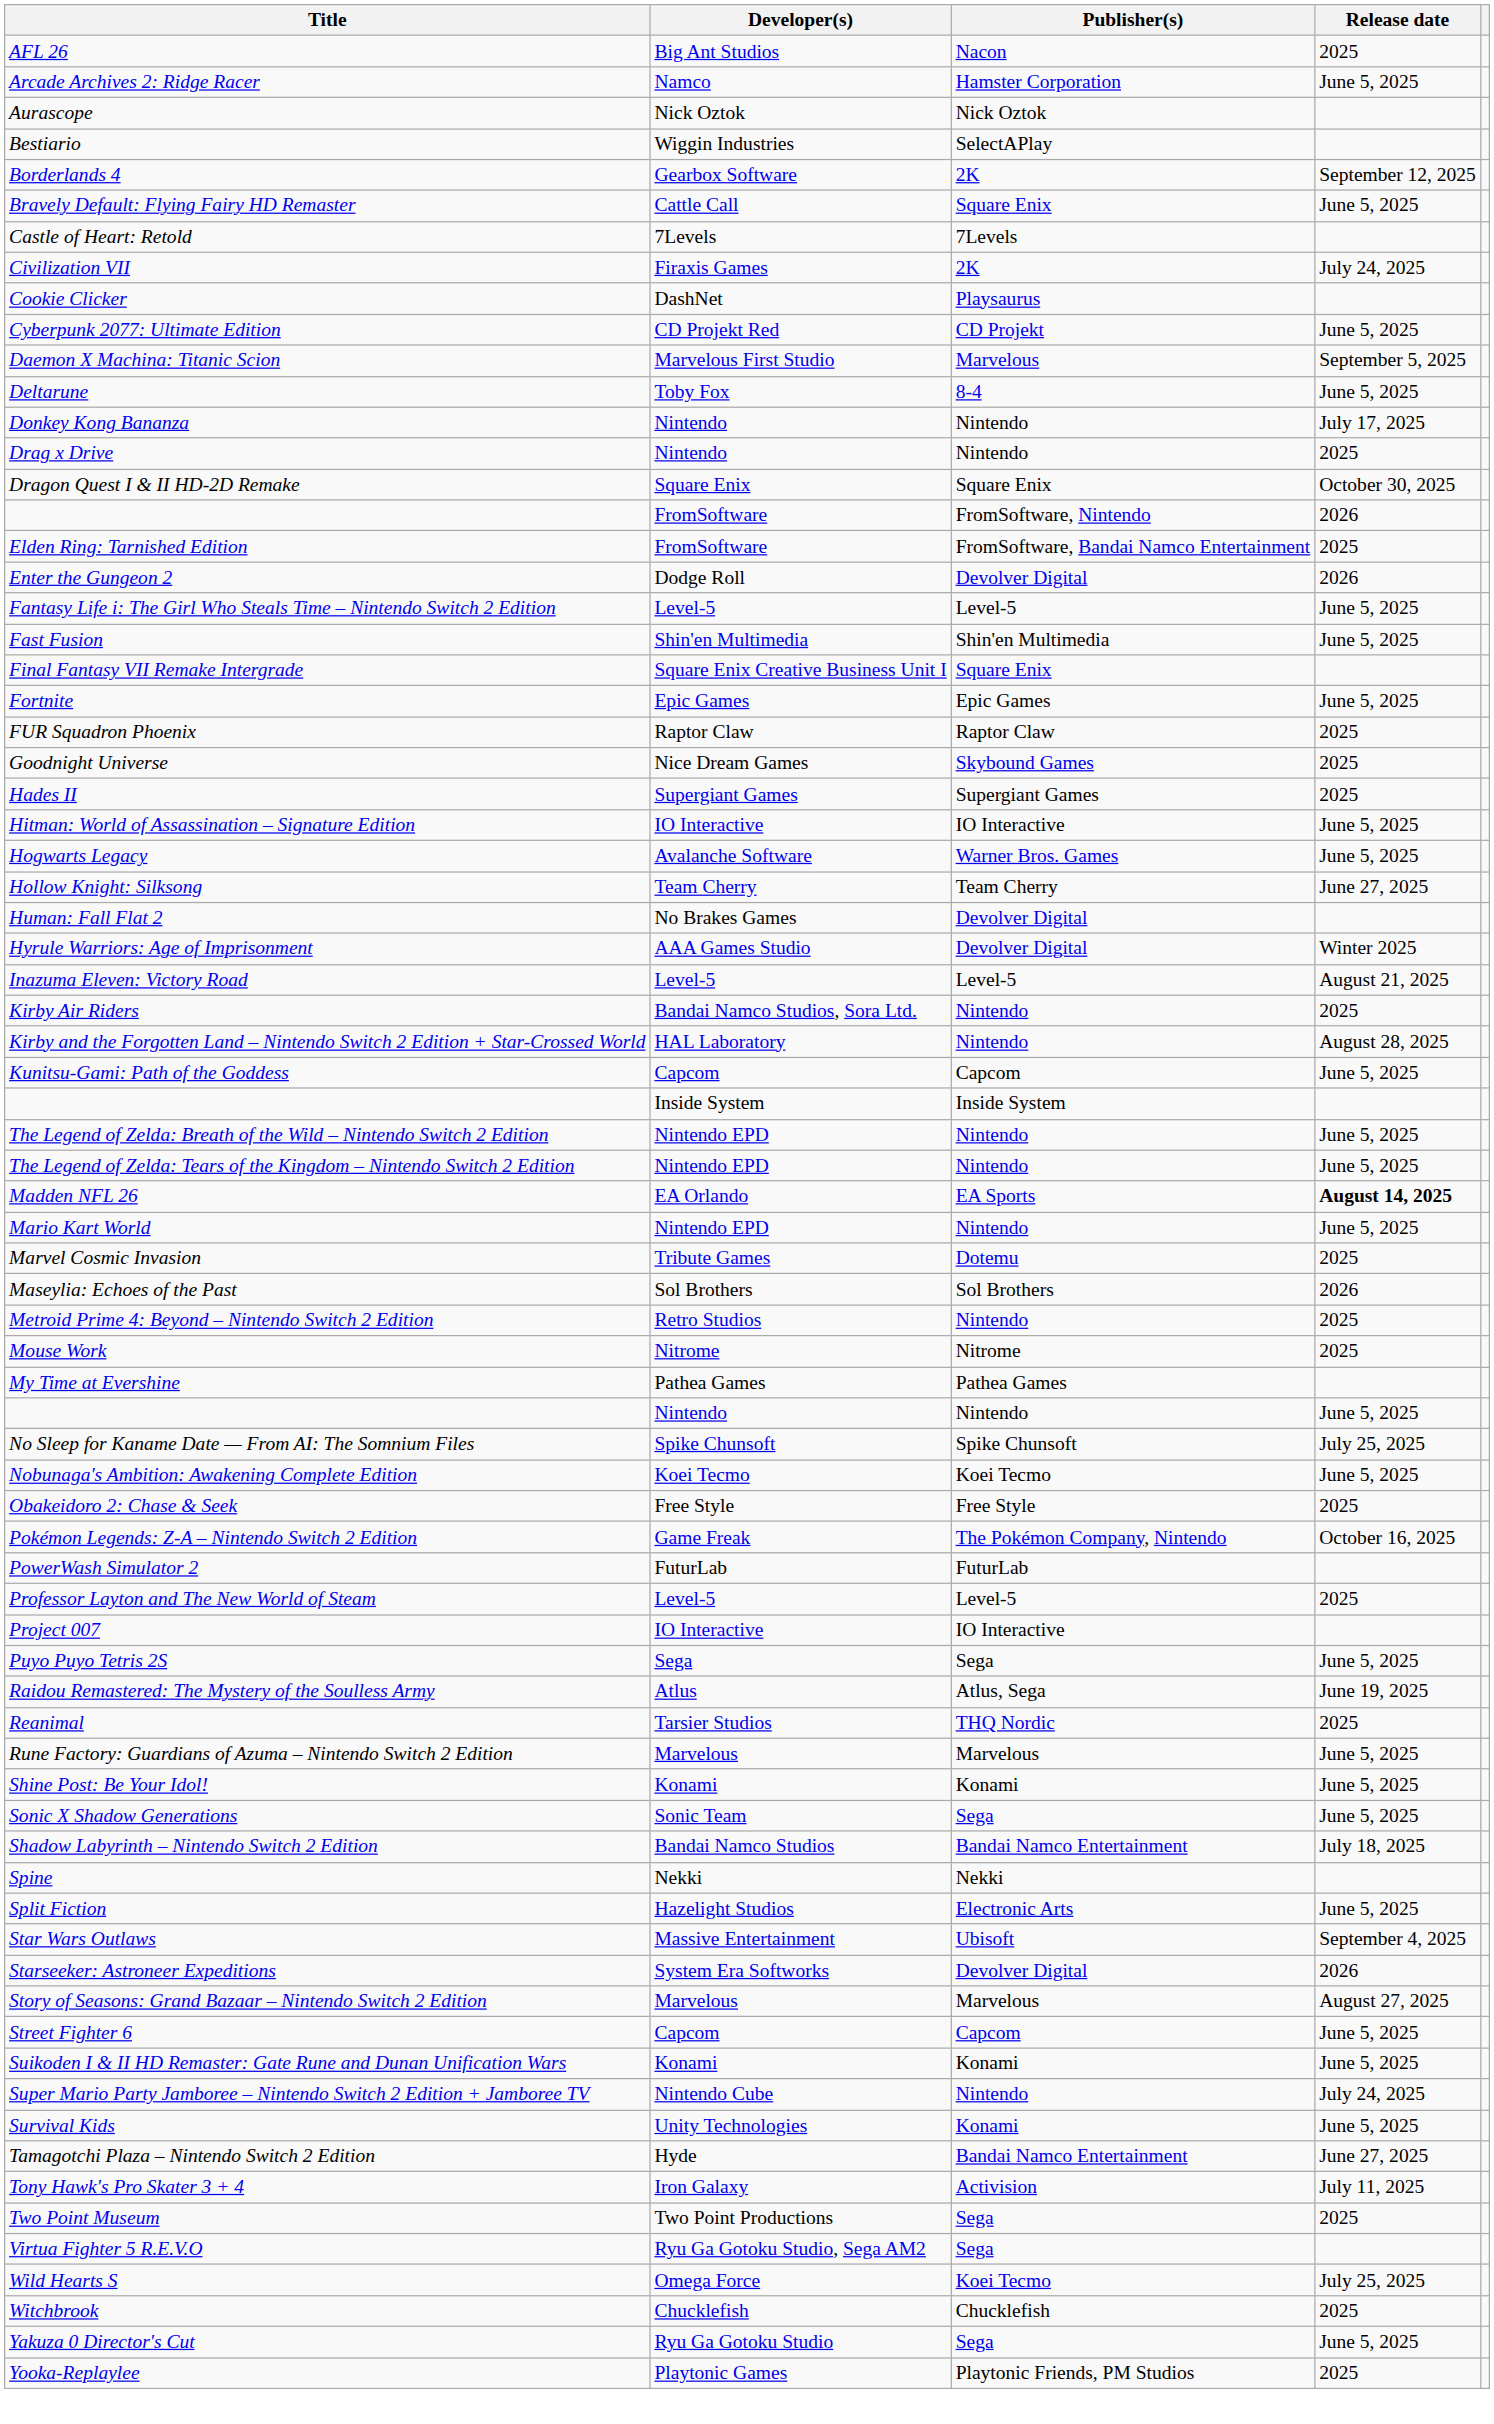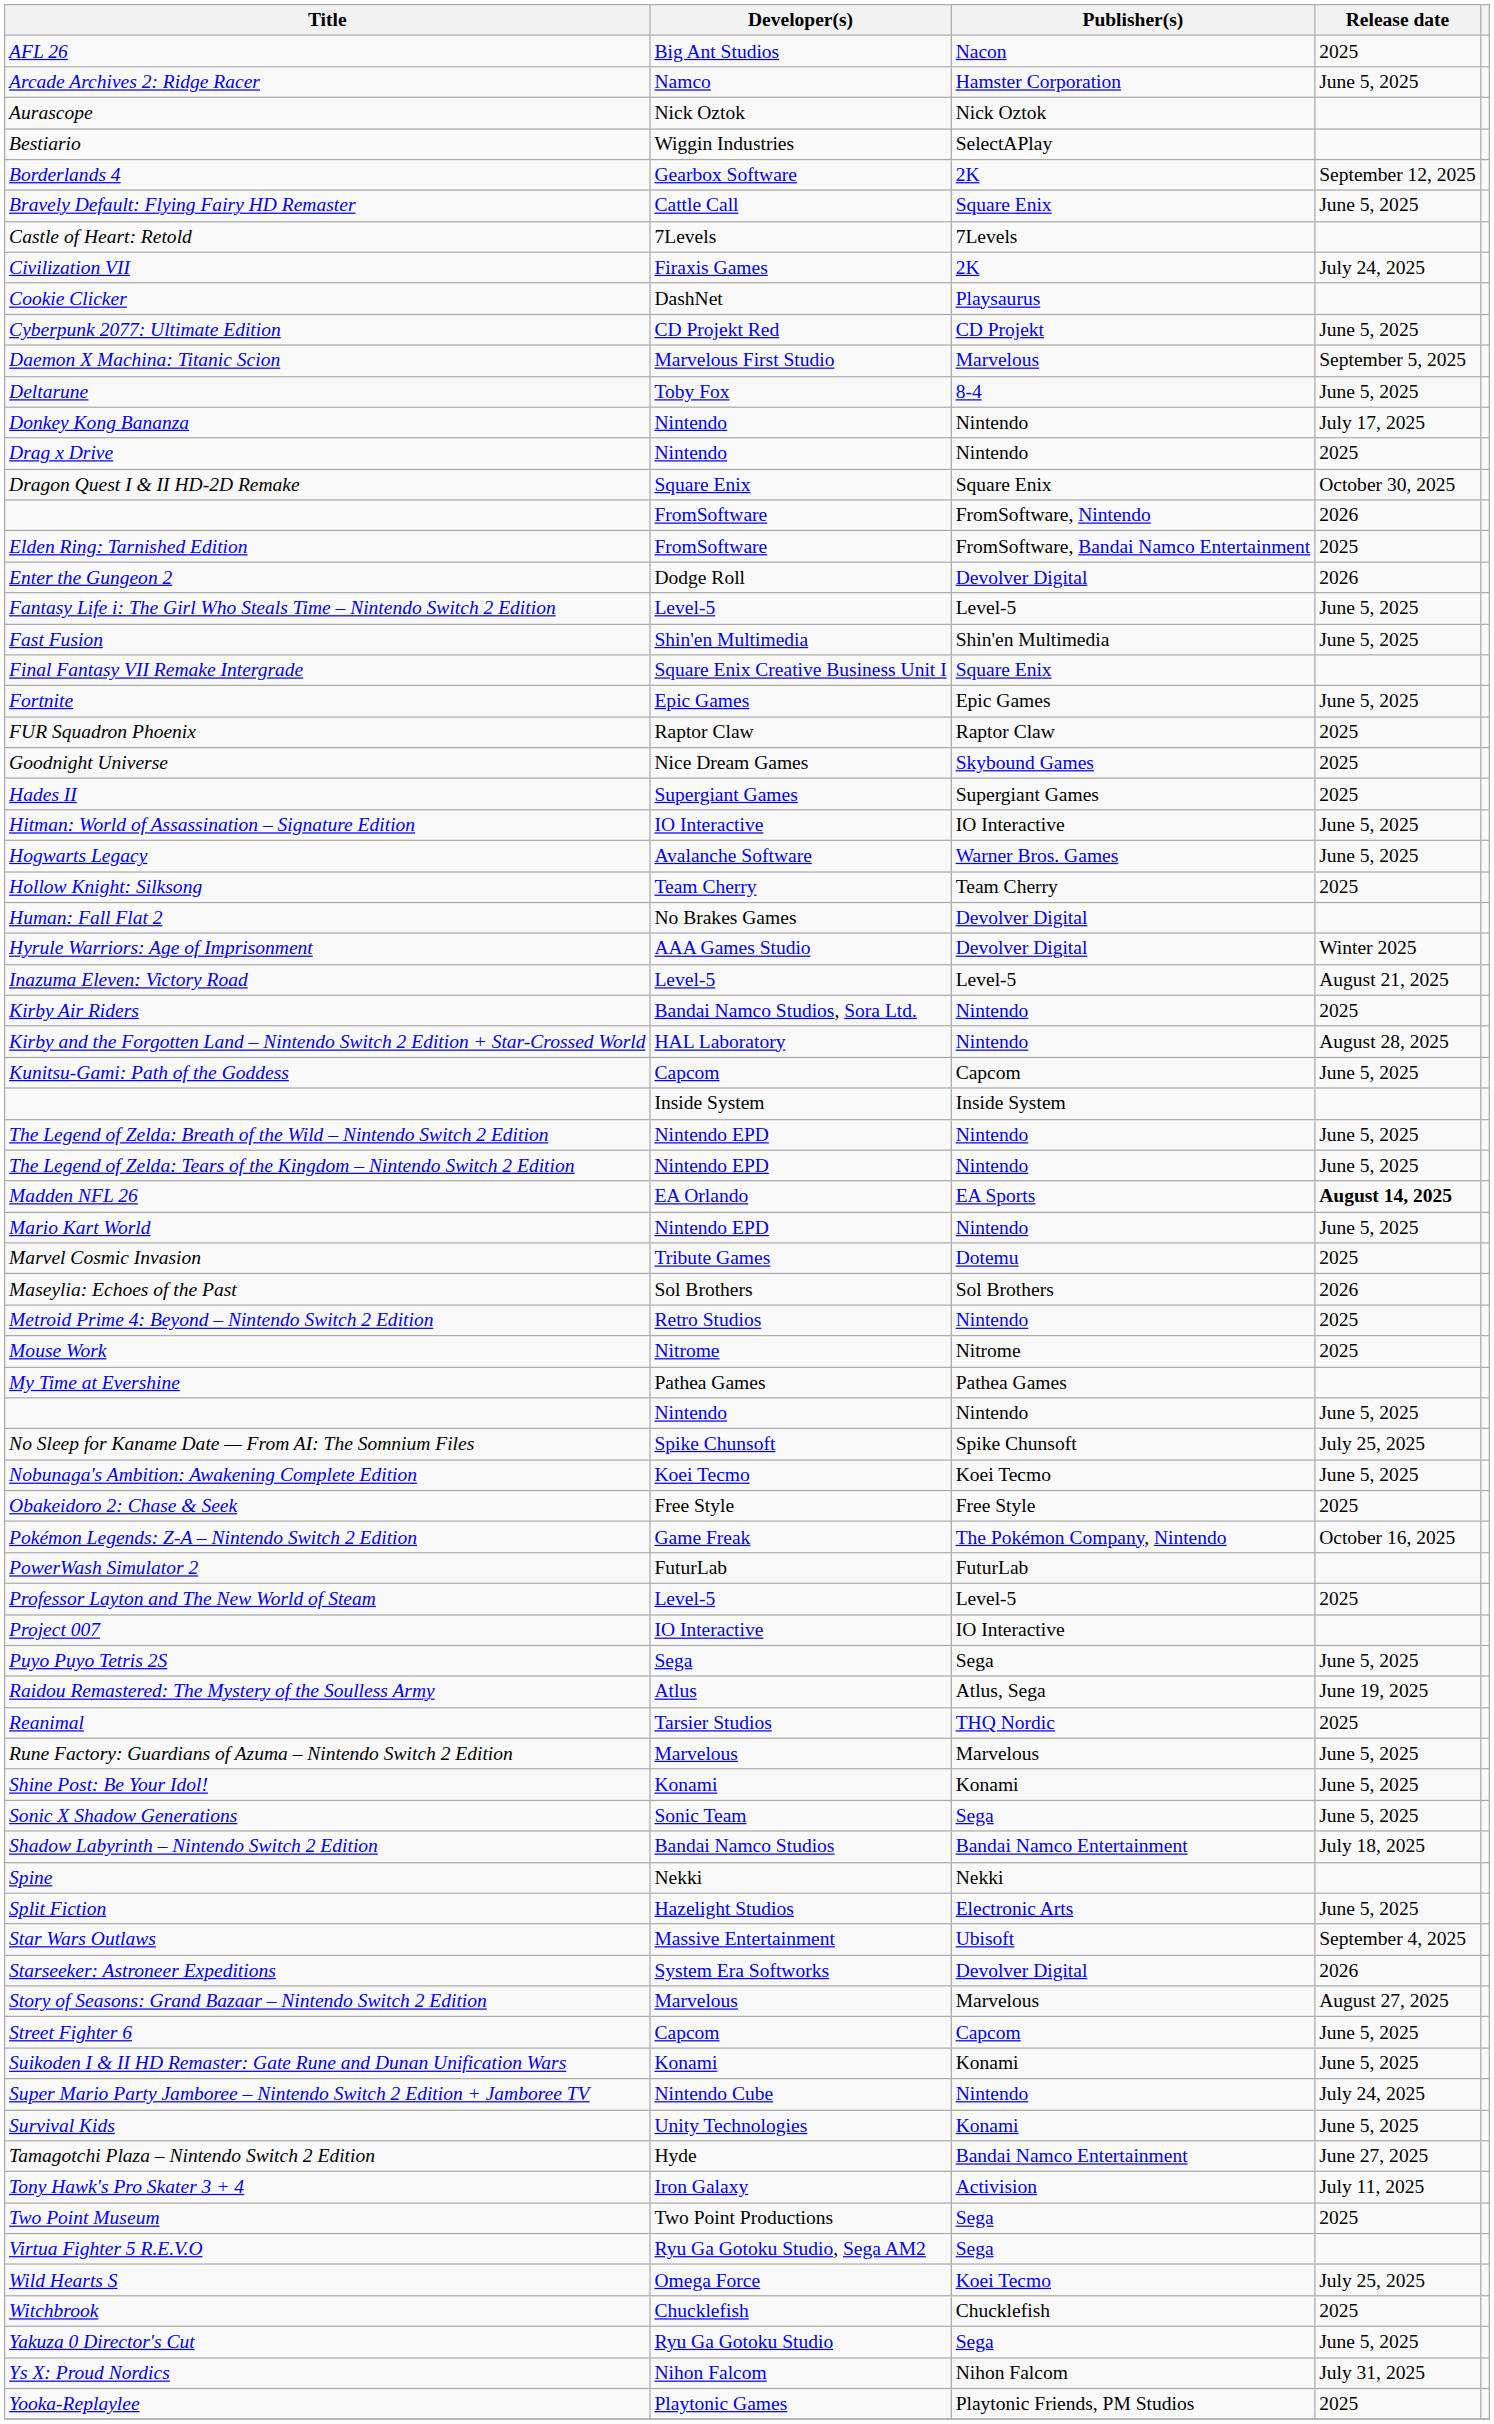(1374, 886) June 27, 2025 -> (1339, 886) 2025
+ row: (89, 2372)
